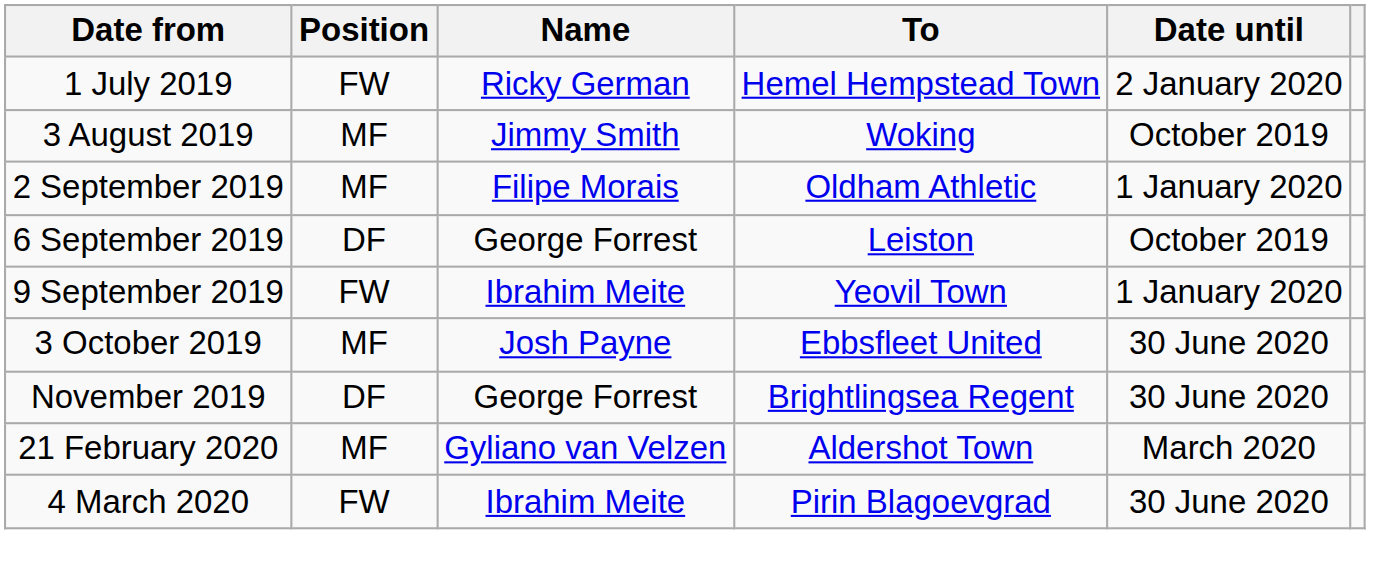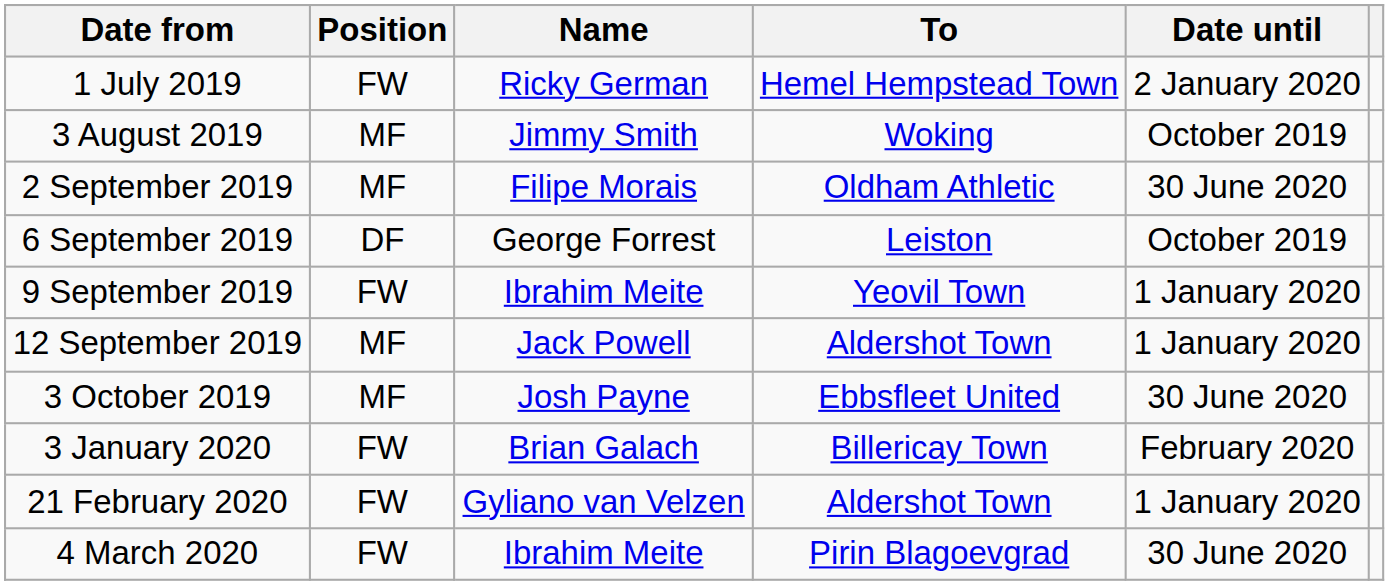(1229, 187) 1 January 2020 -> (1247, 187) 30 June 2020
+ row: (157, 344)
- row: (148, 396)
+ row: (157, 448)
(364, 448) MF -> (382, 501) FW
(1229, 448) March 2020 -> (1247, 501) 1 January 2020
